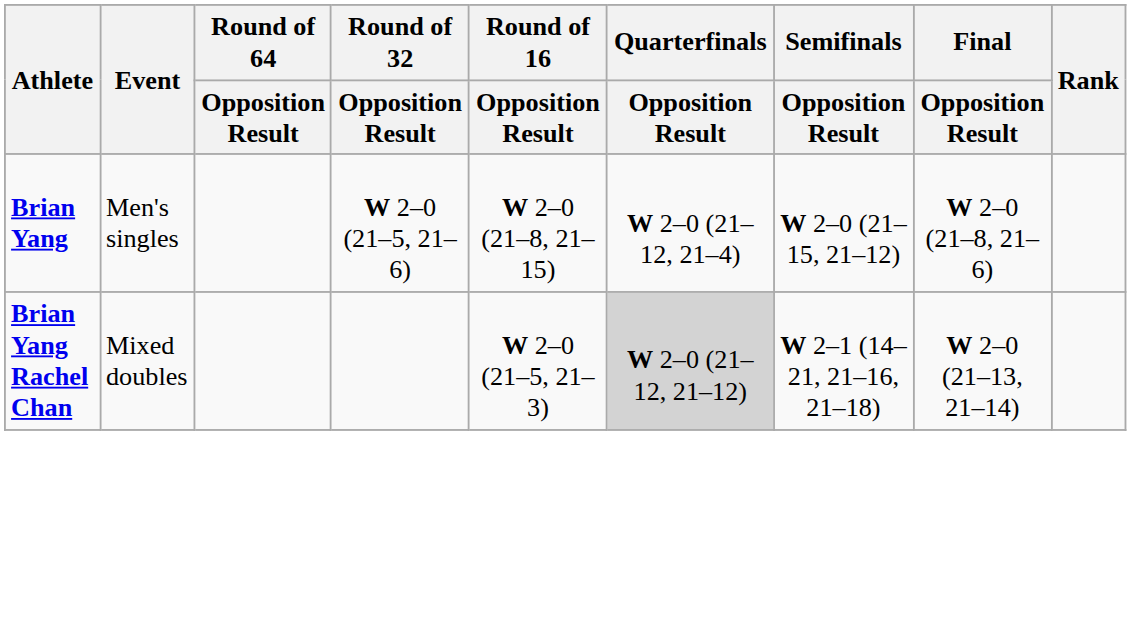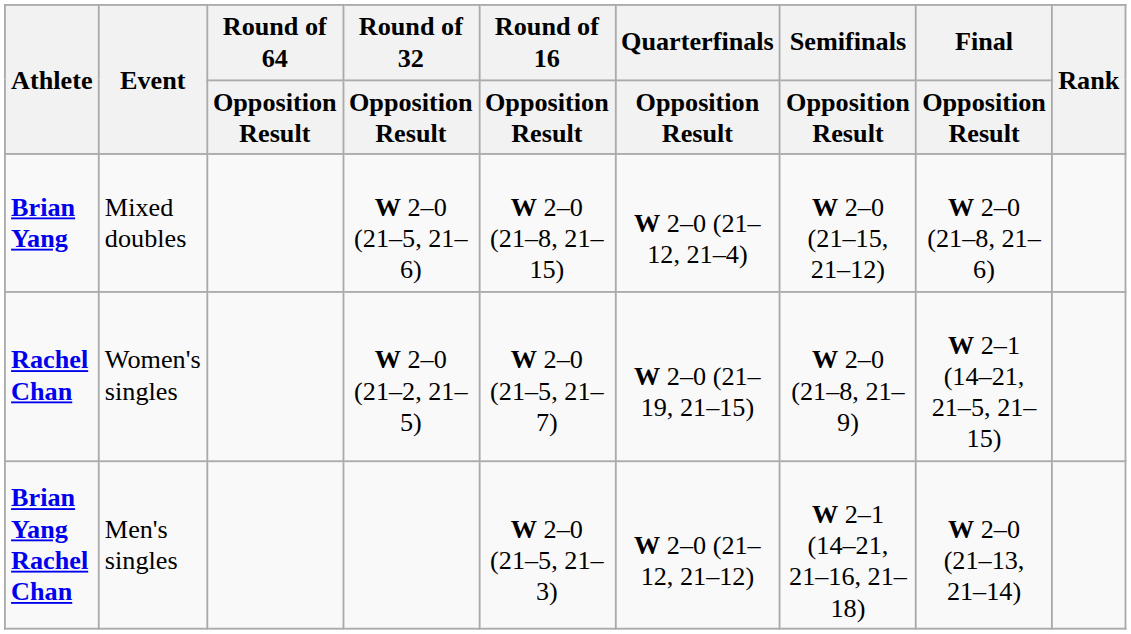(142, 223) Men's singles -> (146, 223) Mixed doubles
+ row: (50, 376)
(147, 360) Mixed doubles -> (141, 544) Men's singles
(690, 376) lightgrey background -> (697, 560) no background
